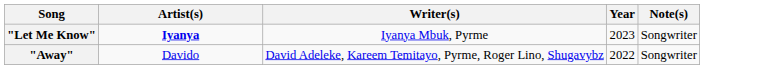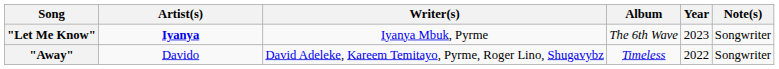+ column: (644, 14)
